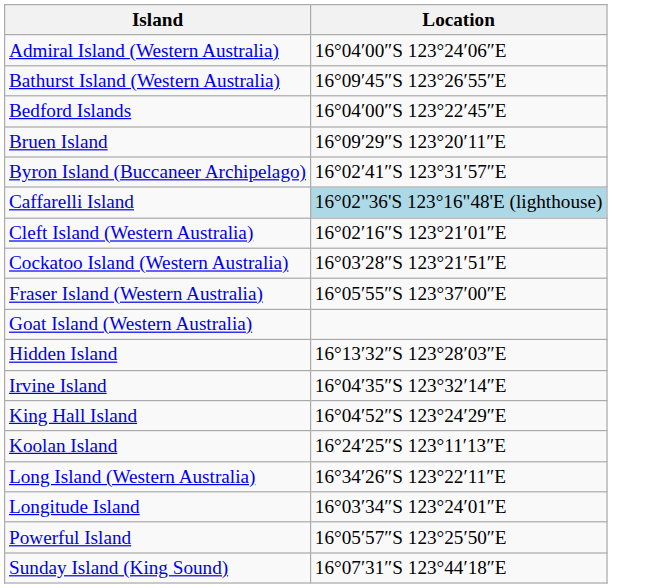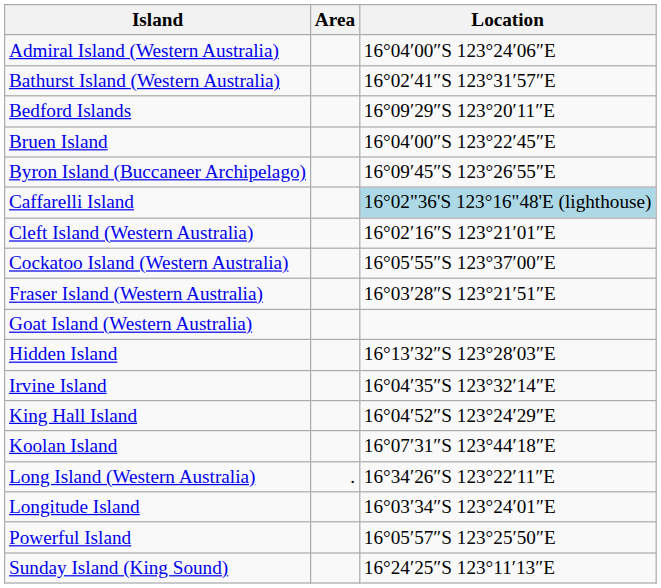+ column: (335, 19)
(411, 80) 16°09′45″S 123°26′55″E -> (460, 80) 16°02′41″S 123°31′57″E
(411, 111) 16°04′00″S 123°22′45″E -> (459, 111) 16°09′29″S 123°20′11″E
(410, 141) 16°09′29″S 123°20′11″E -> (460, 141) 16°04′00″S 123°22′45″E
(411, 171) 16°02′41″S 123°31′57″E -> (460, 171) 16°09′45″S 123°26′55″E
(411, 263) 16°03′28″S 123°21′51″E -> (460, 263) 16°05′55″S 123°37′00″E
(411, 293) 16°05′55″S 123°37′00″E -> (460, 293) 16°03′28″S 123°21′51″E
(410, 446) 16°24′25″S 123°11′13″E -> (460, 446) 16°07′31″S 123°44′18″E
(411, 567) 16°07′31″S 123°44′18″E -> (459, 567) 16°24′25″S 123°11′13″E
